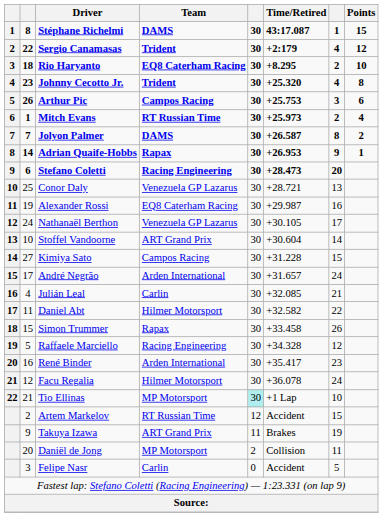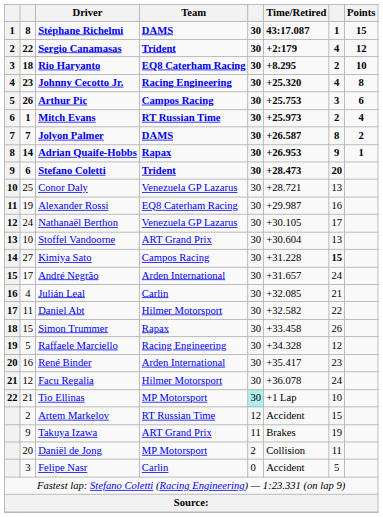(159, 82) Trident -> (187, 82) Racing Engineering
(187, 170) Racing Engineering -> (159, 170) Trident
(337, 240) 14 -> (337, 240) 13
(337, 257) normal -> (337, 257) bold
